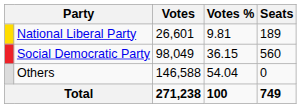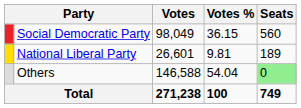rows swapped: (83, 53) <-> (77, 34)
(264, 73) no background -> (264, 73) lightgreen background
